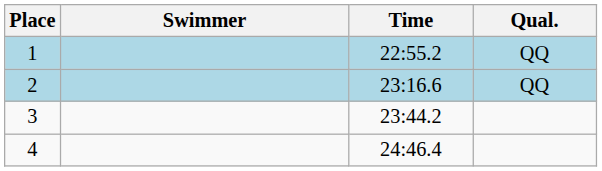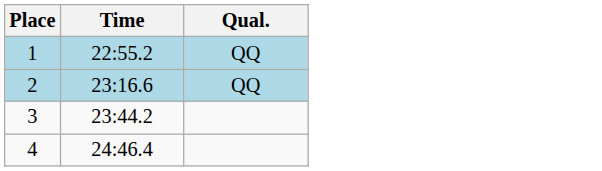- column: (205, 20)
